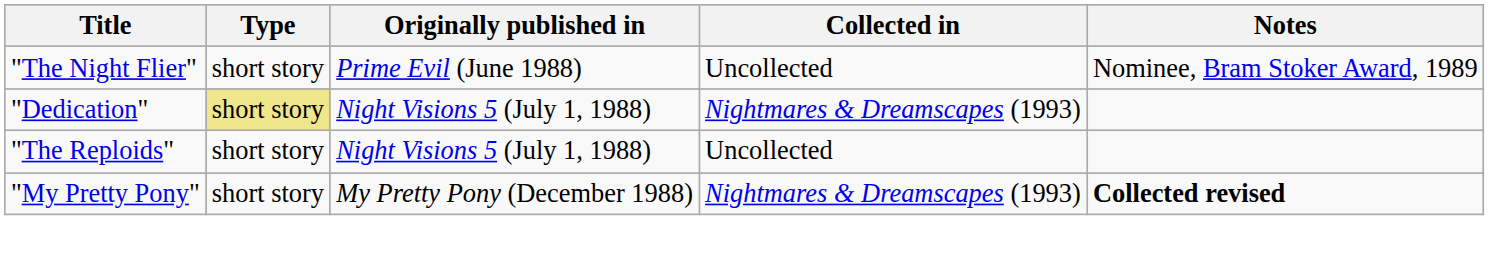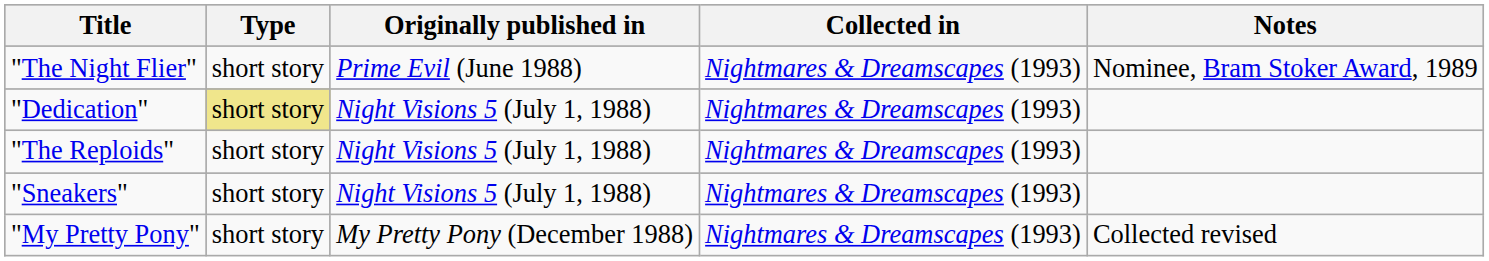(769, 67) Uncollected -> (893, 67) Nightmares & Dreamscapes (1993)
(769, 151) Uncollected -> (893, 151) Nightmares & Dreamscapes (1993)
+ row: (69, 192)
(1189, 192) bold -> (1185, 234) normal
